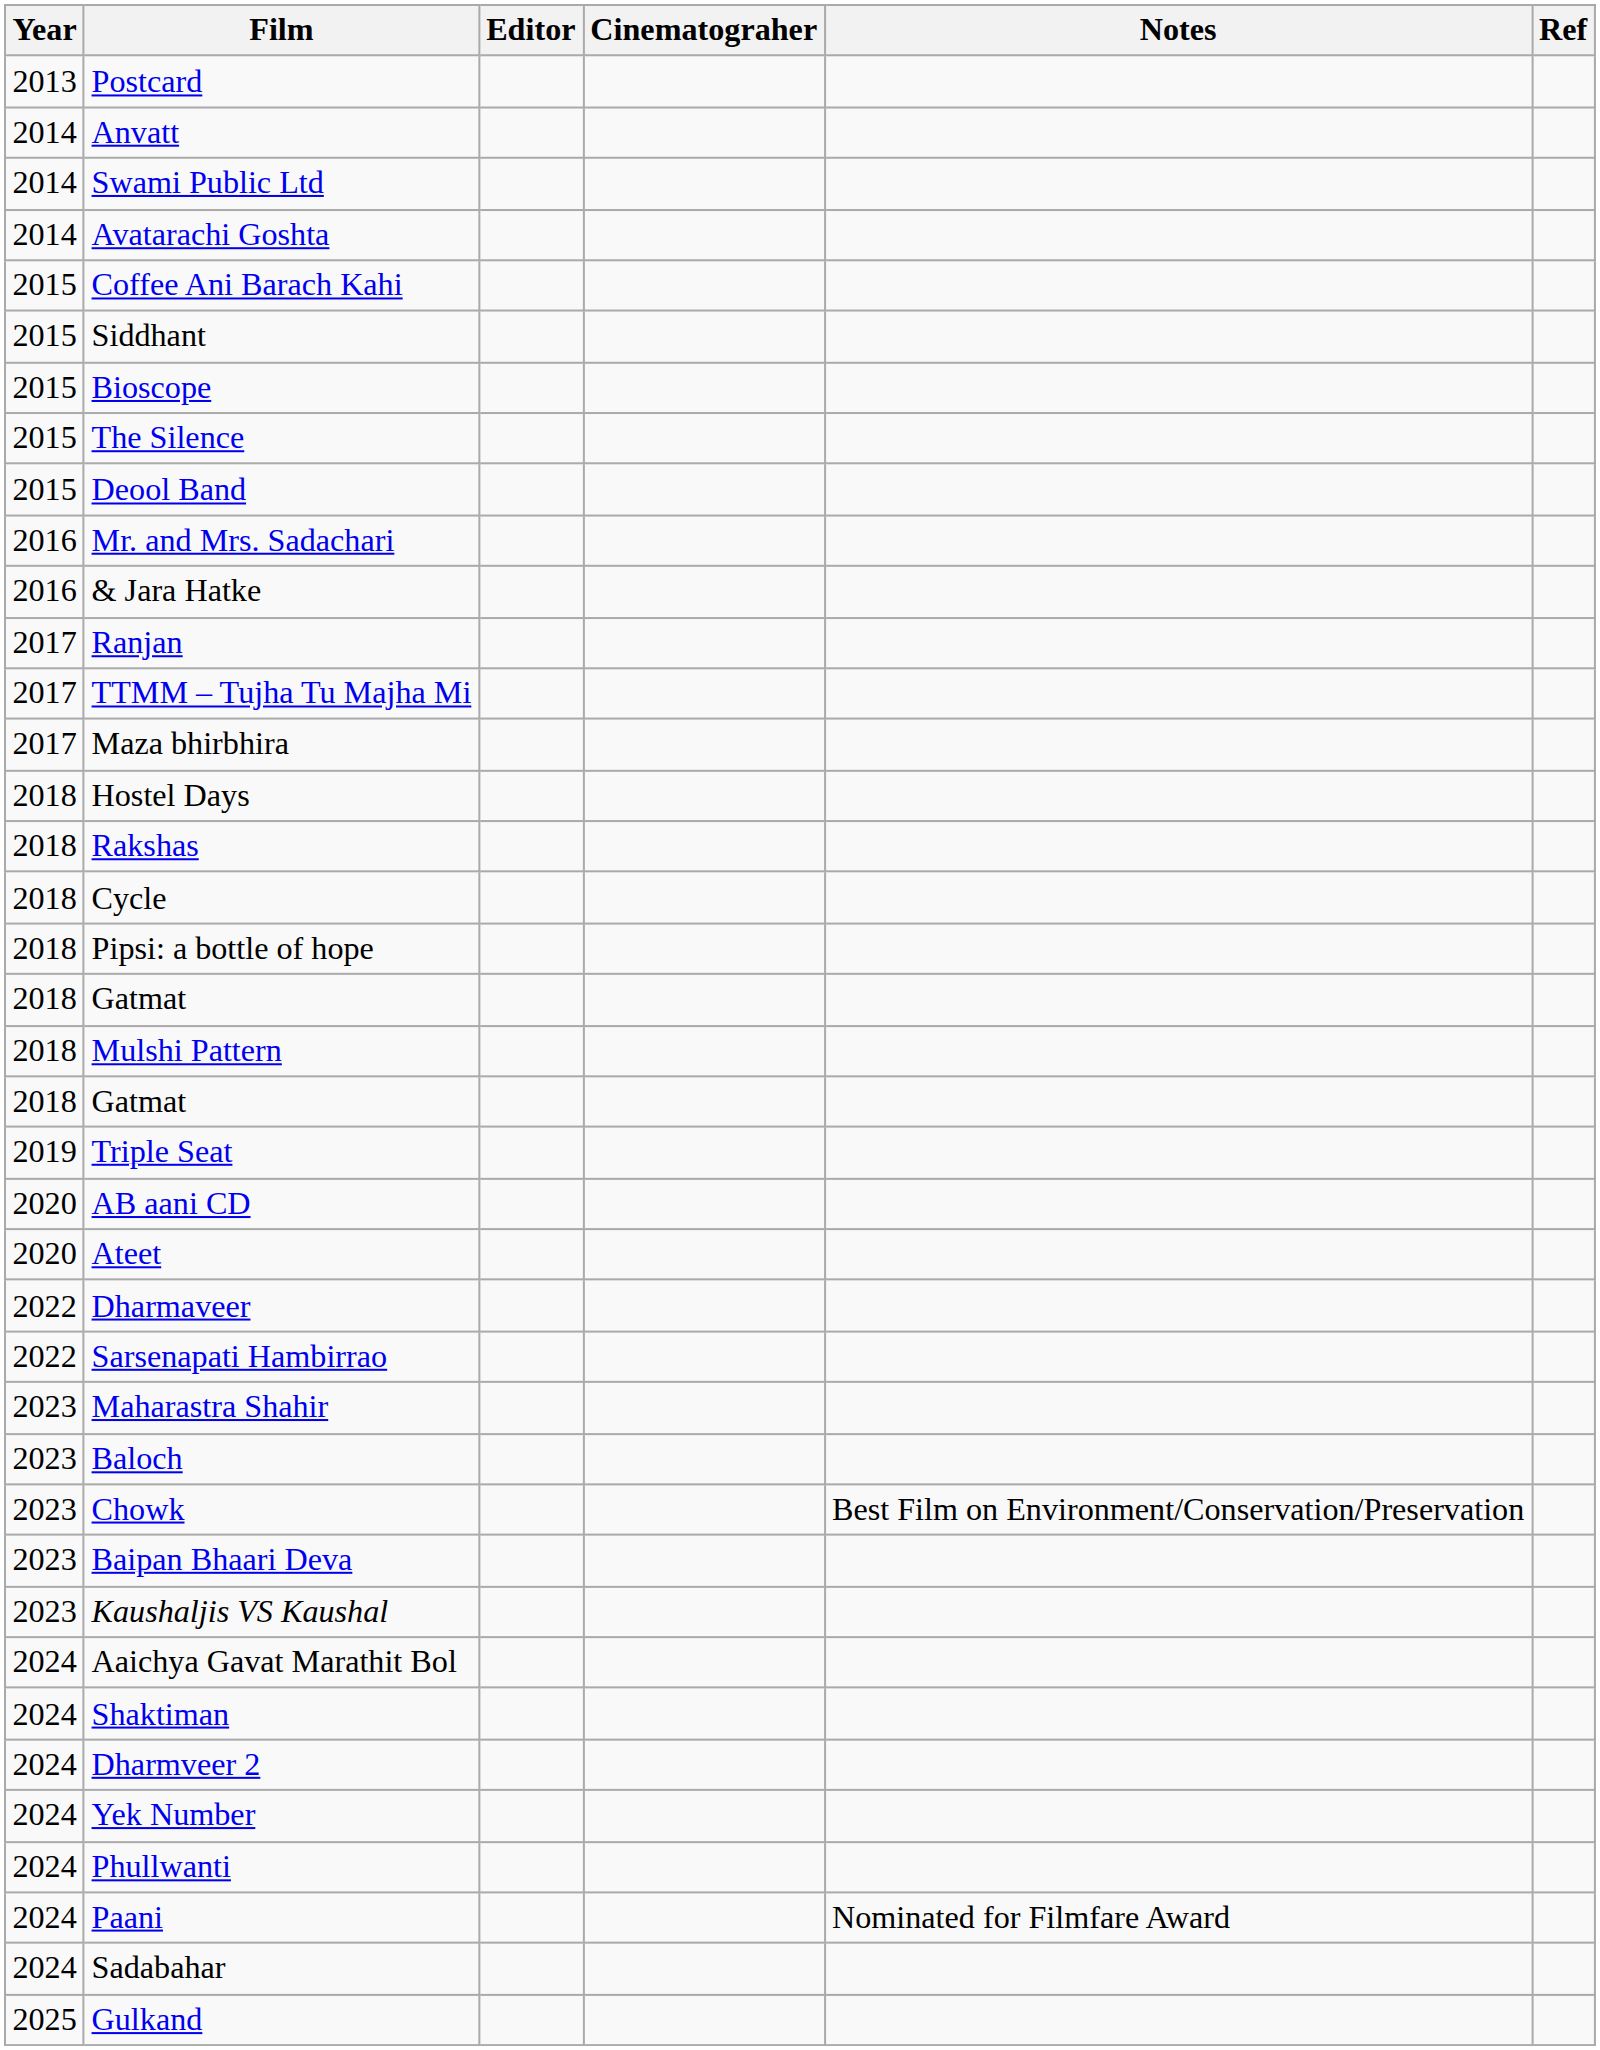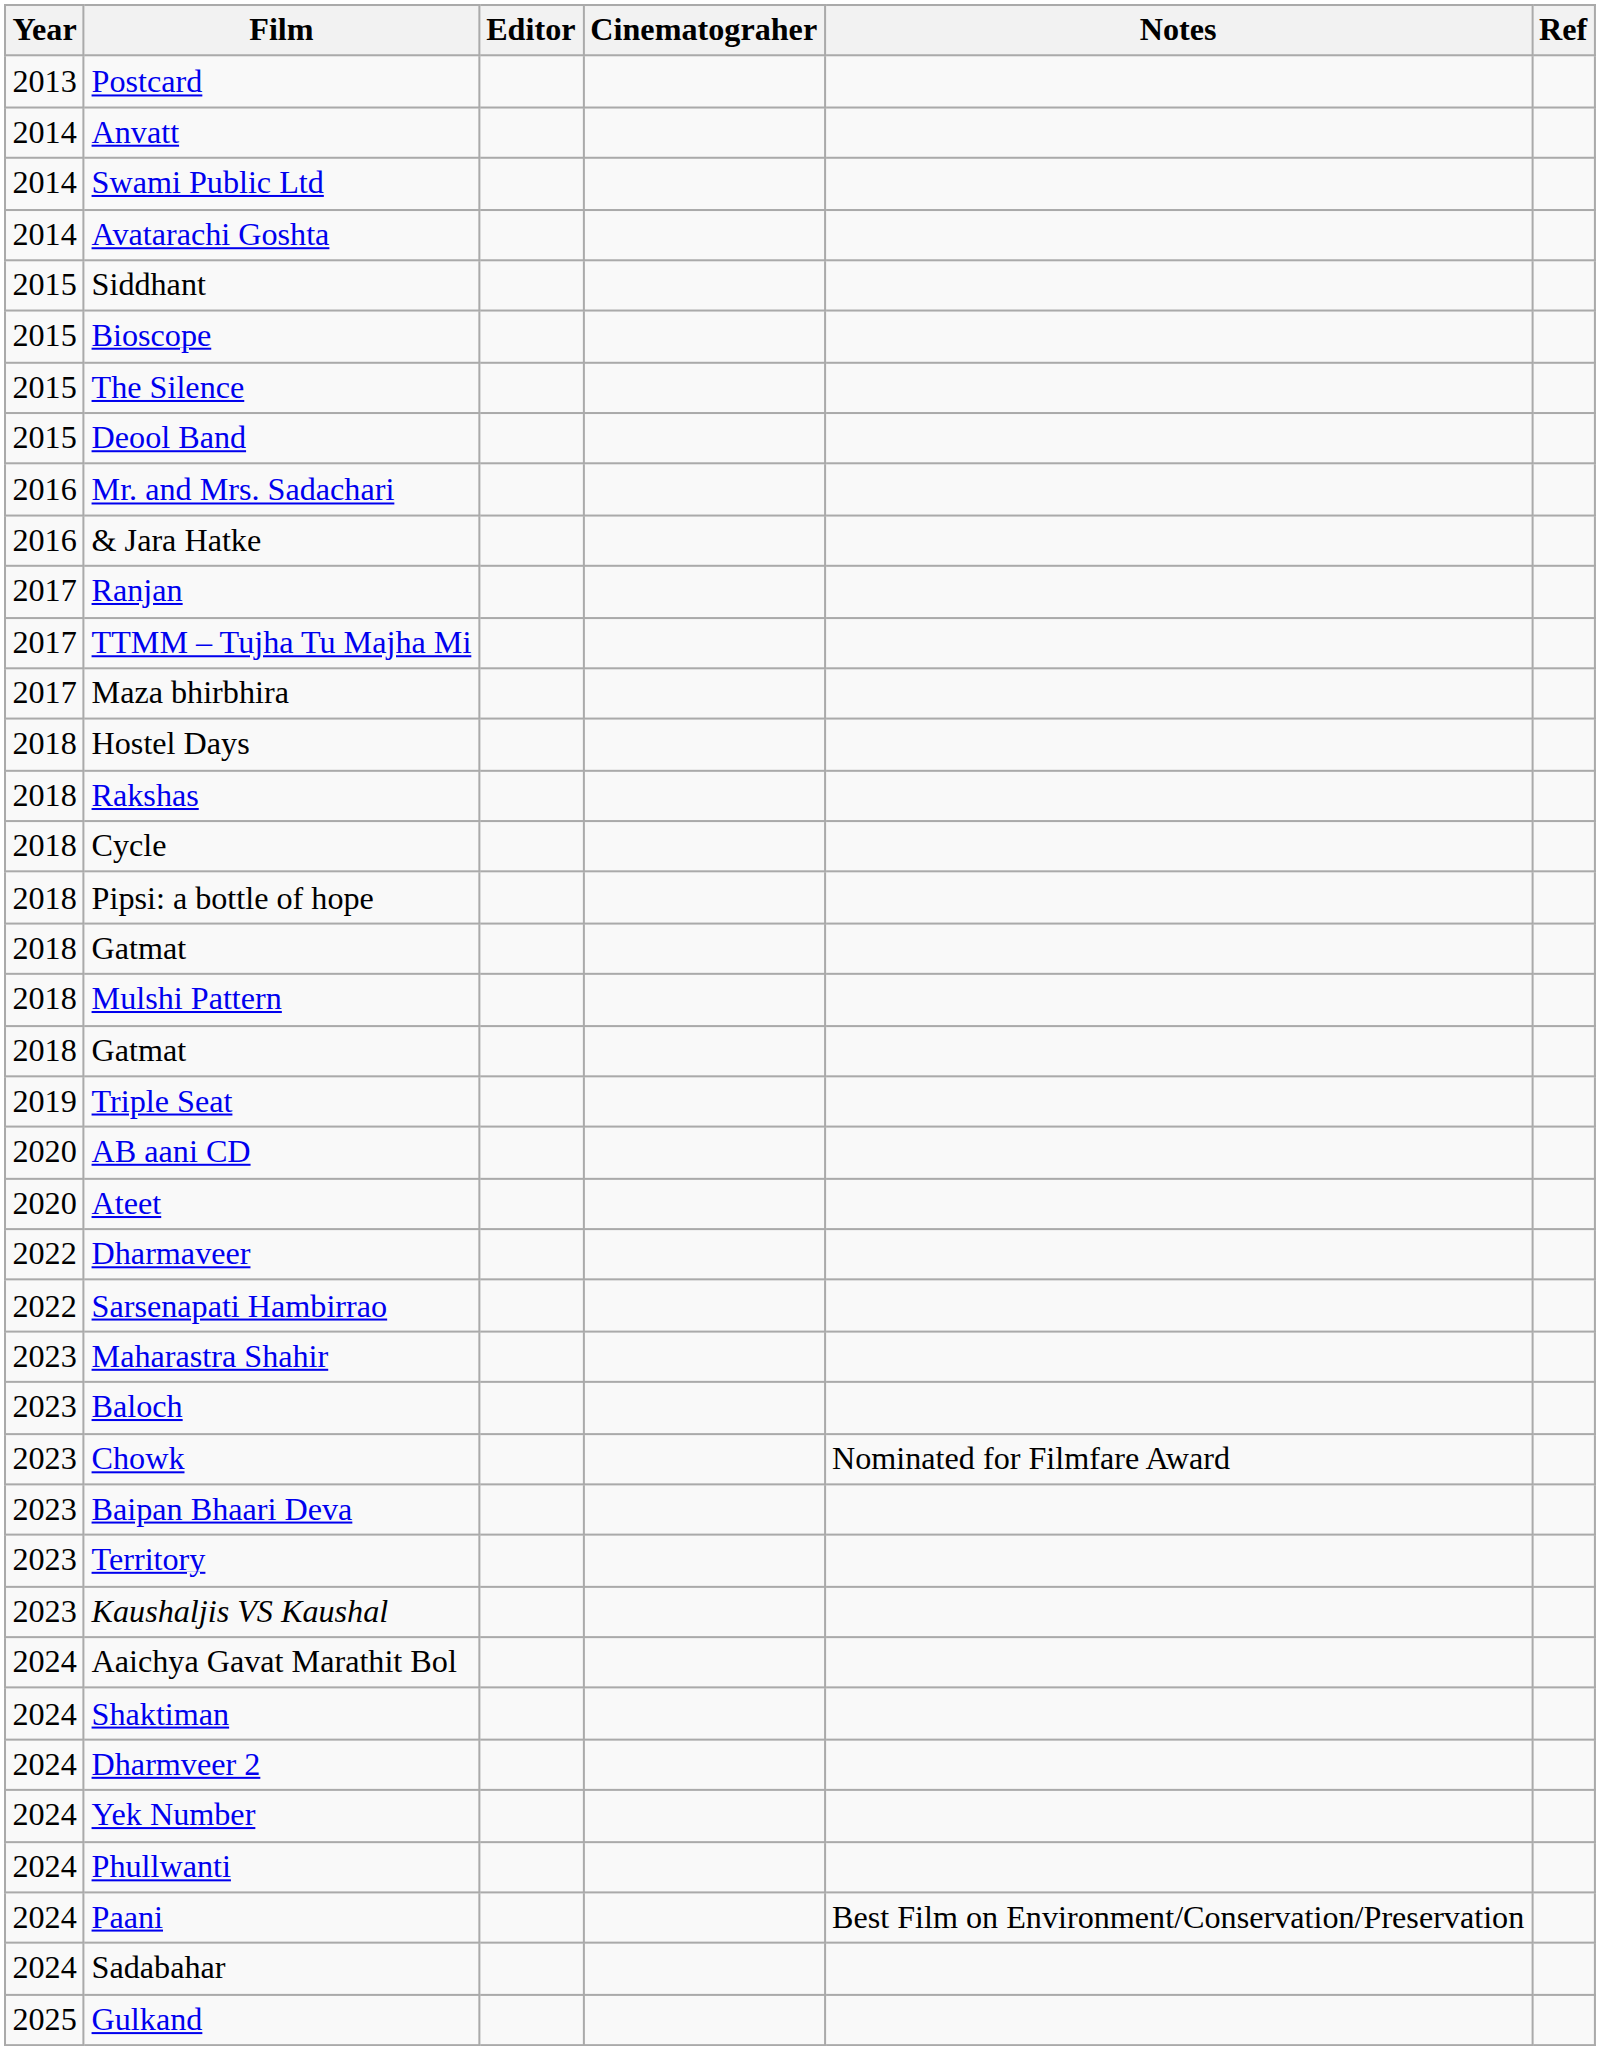- row: (45, 285)
(1178, 1509) Best Film on Environment/Conservation/Preservation -> (1031, 1458) Nominated for Filmfare Award
+ row: (45, 1560)
(1031, 1917) Nominated for Filmfare Award -> (1178, 1917) Best Film on Environment/Conservation/Preservation
